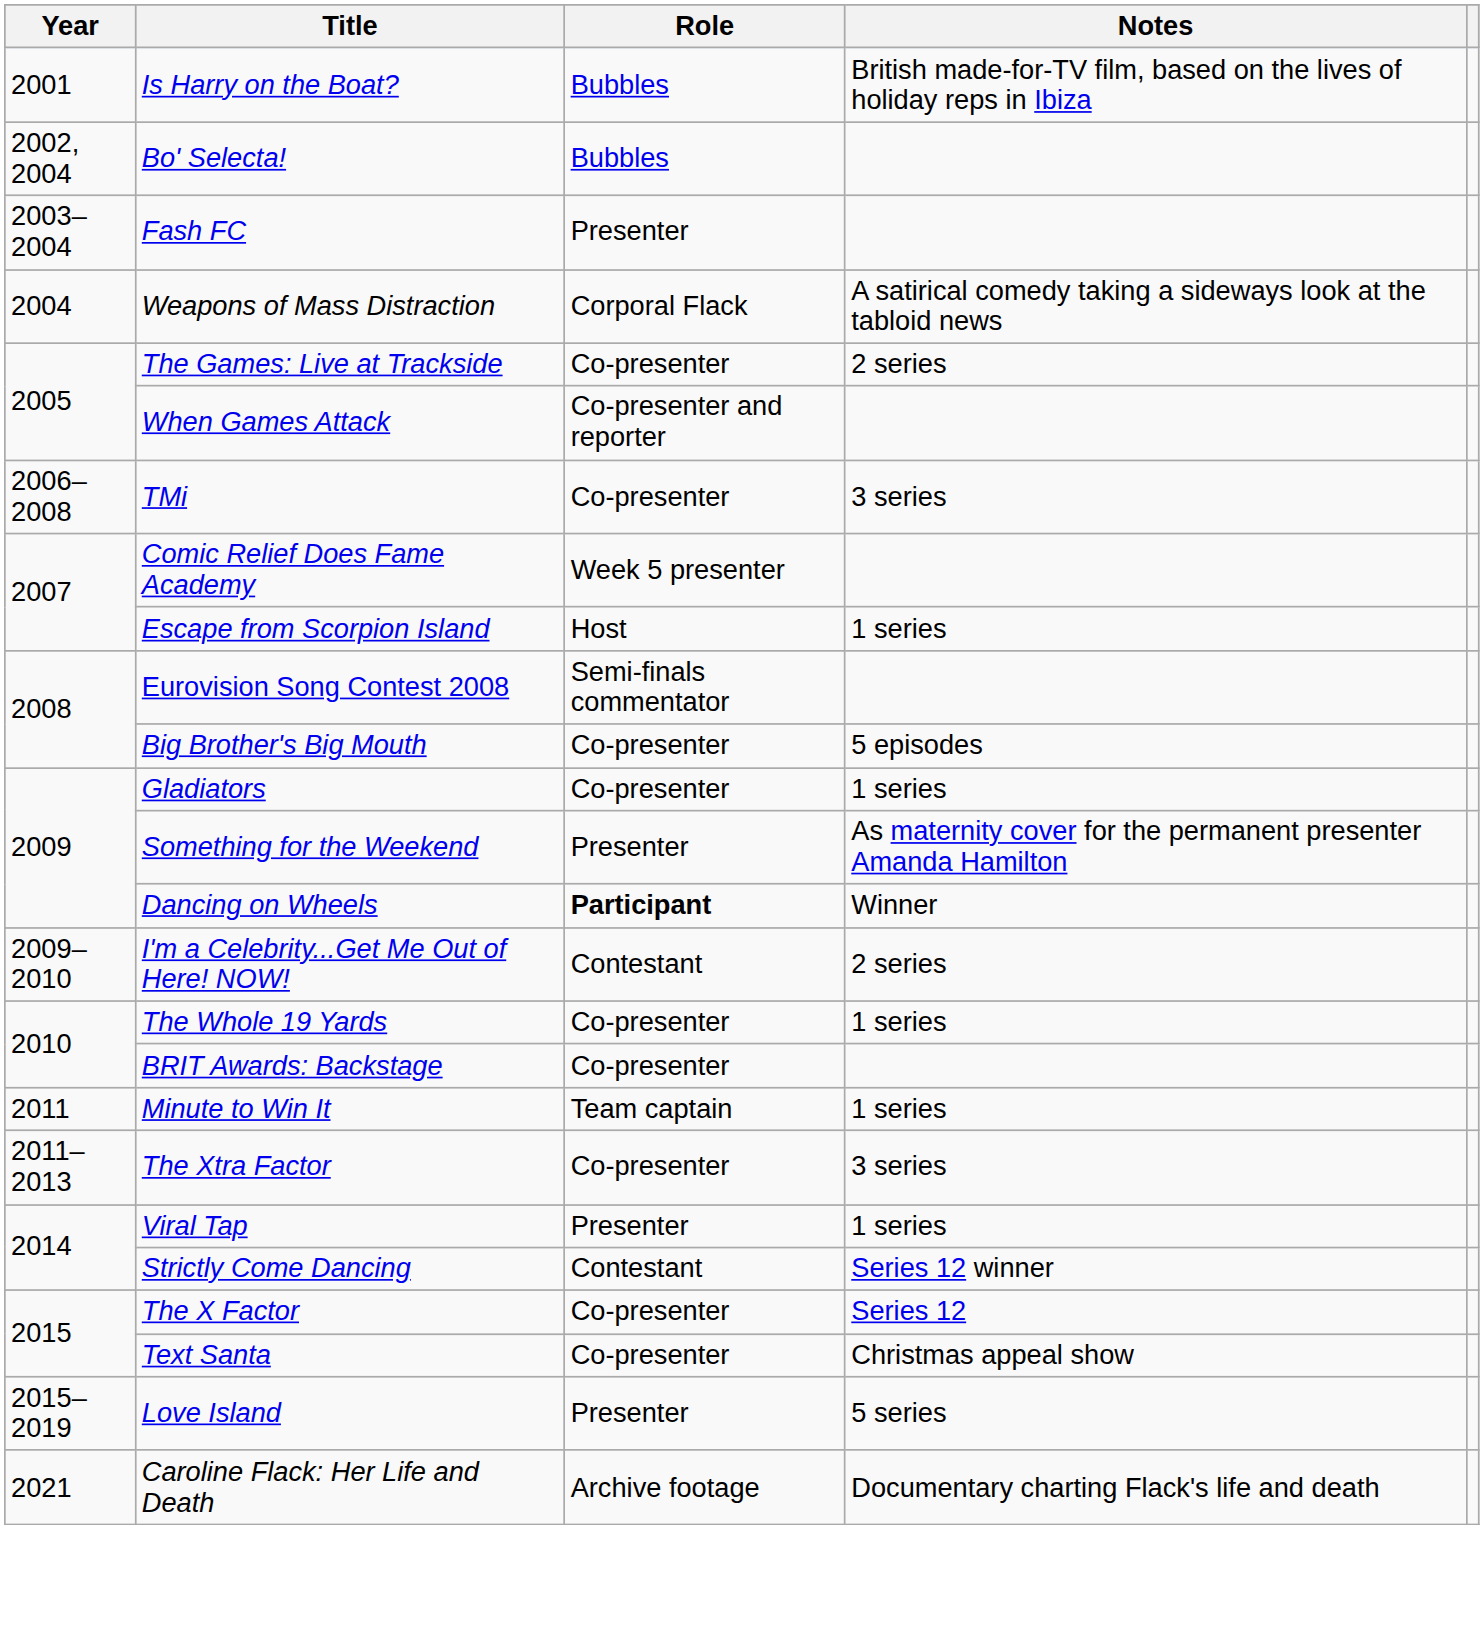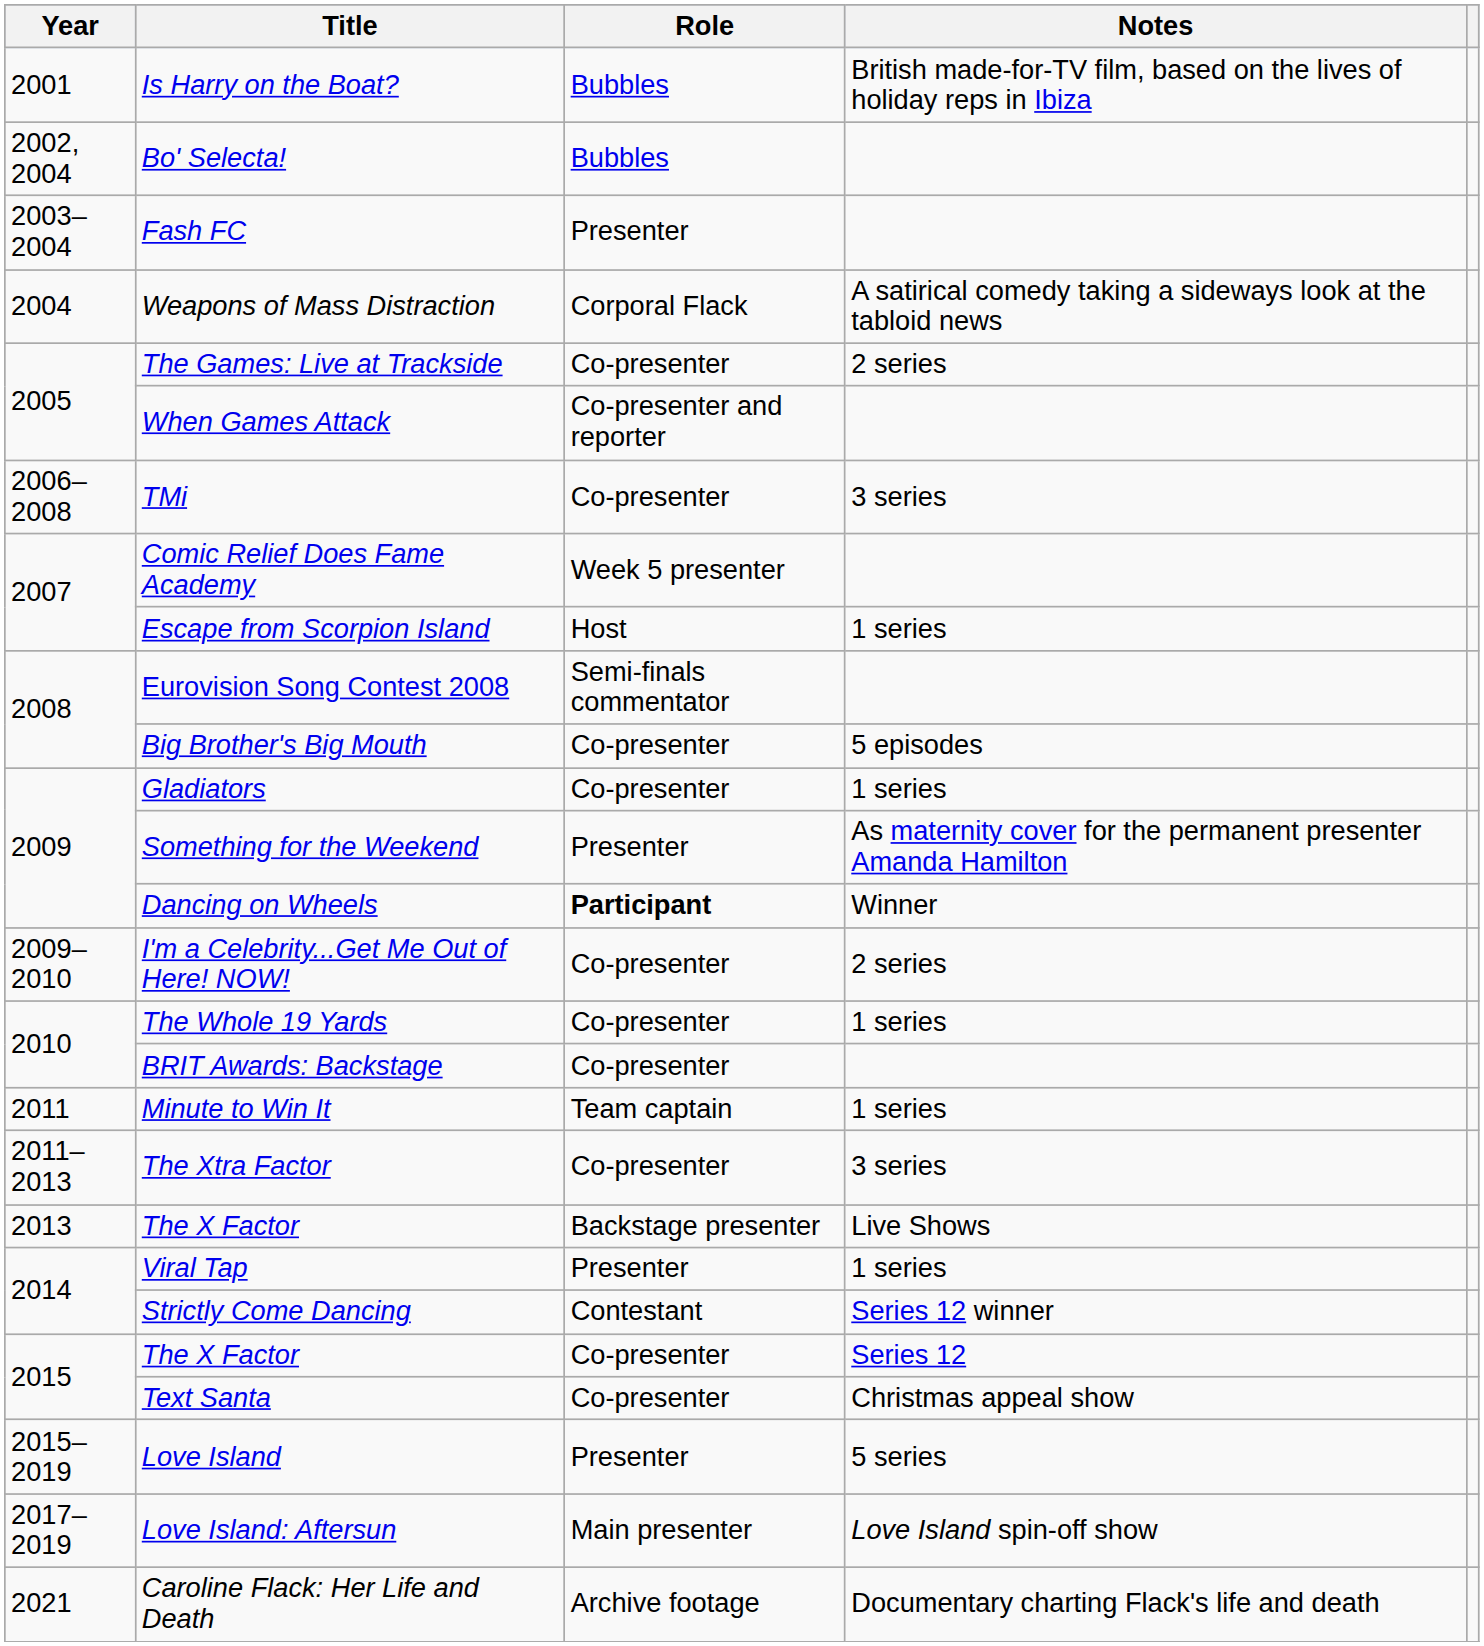(636, 963) Contestant -> (650, 963) Co-presenter
+ row: (41, 1225)
+ row: (49, 1530)
